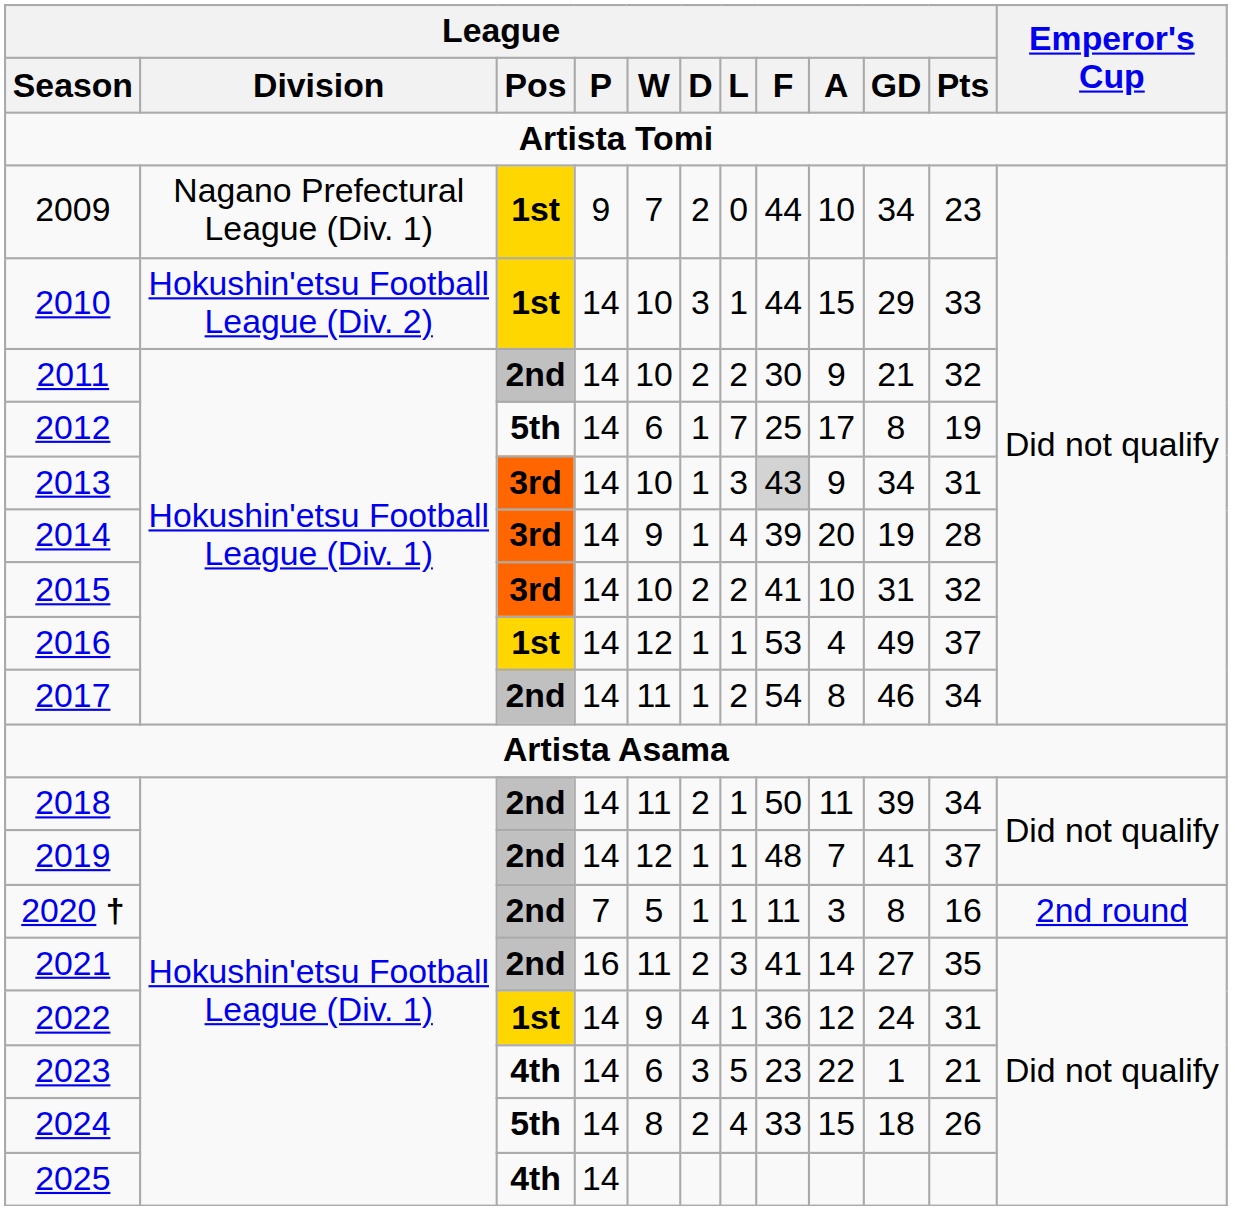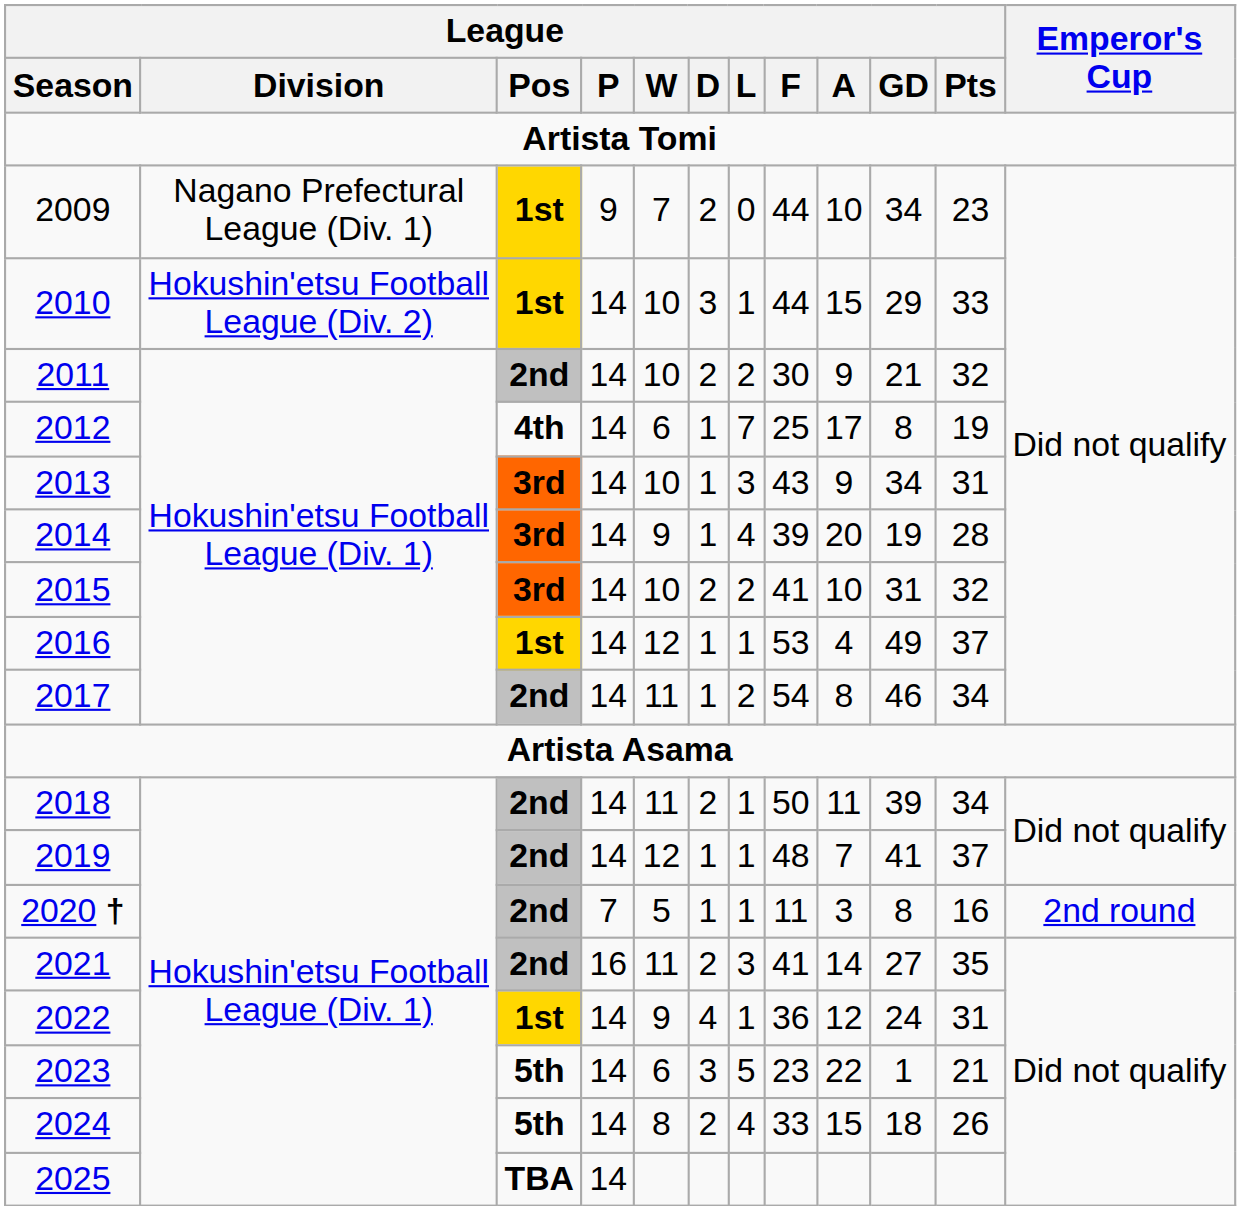(536, 428) 5th -> (539, 428) 4th
(783, 482) lightgrey background -> (791, 482) no background
(536, 1070) 4th -> (539, 1070) 5th
(536, 1178) 4th -> (539, 1178) TBA
